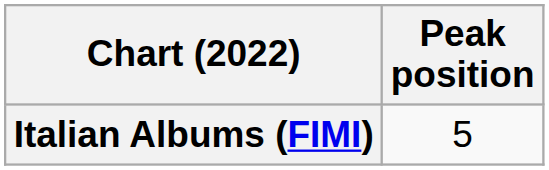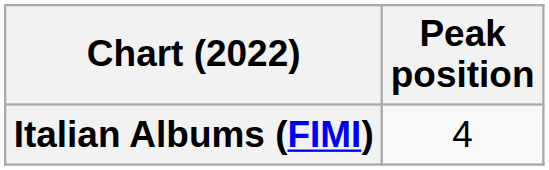(463, 134) 5 -> (463, 134) 4
